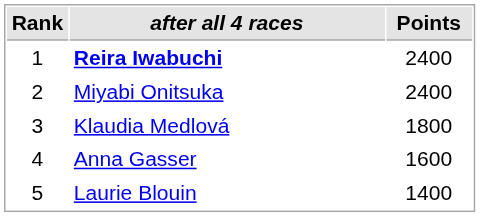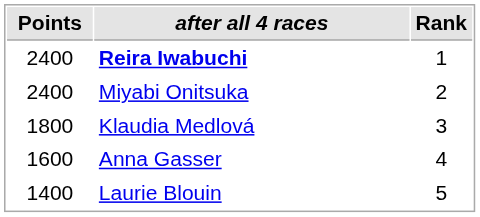columns swapped: (37, 23) <-> (429, 23)
